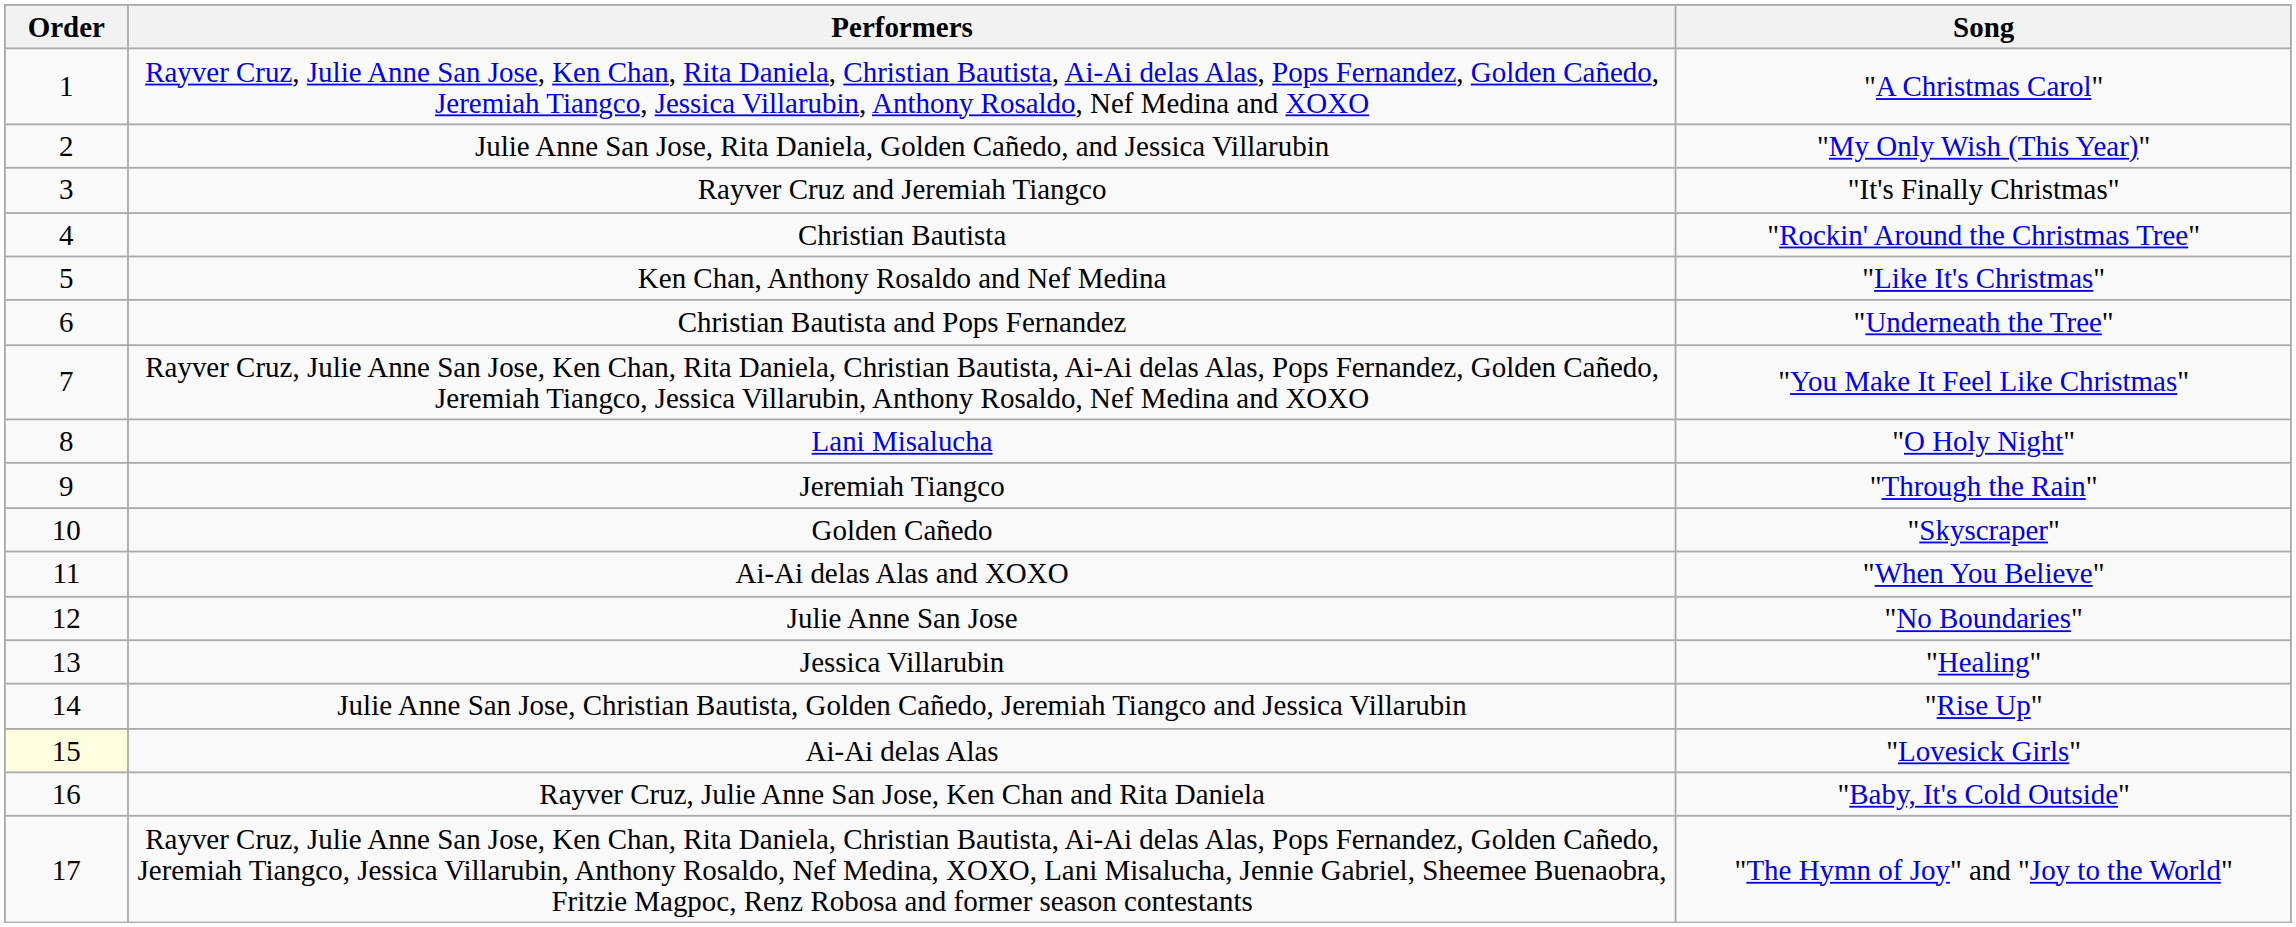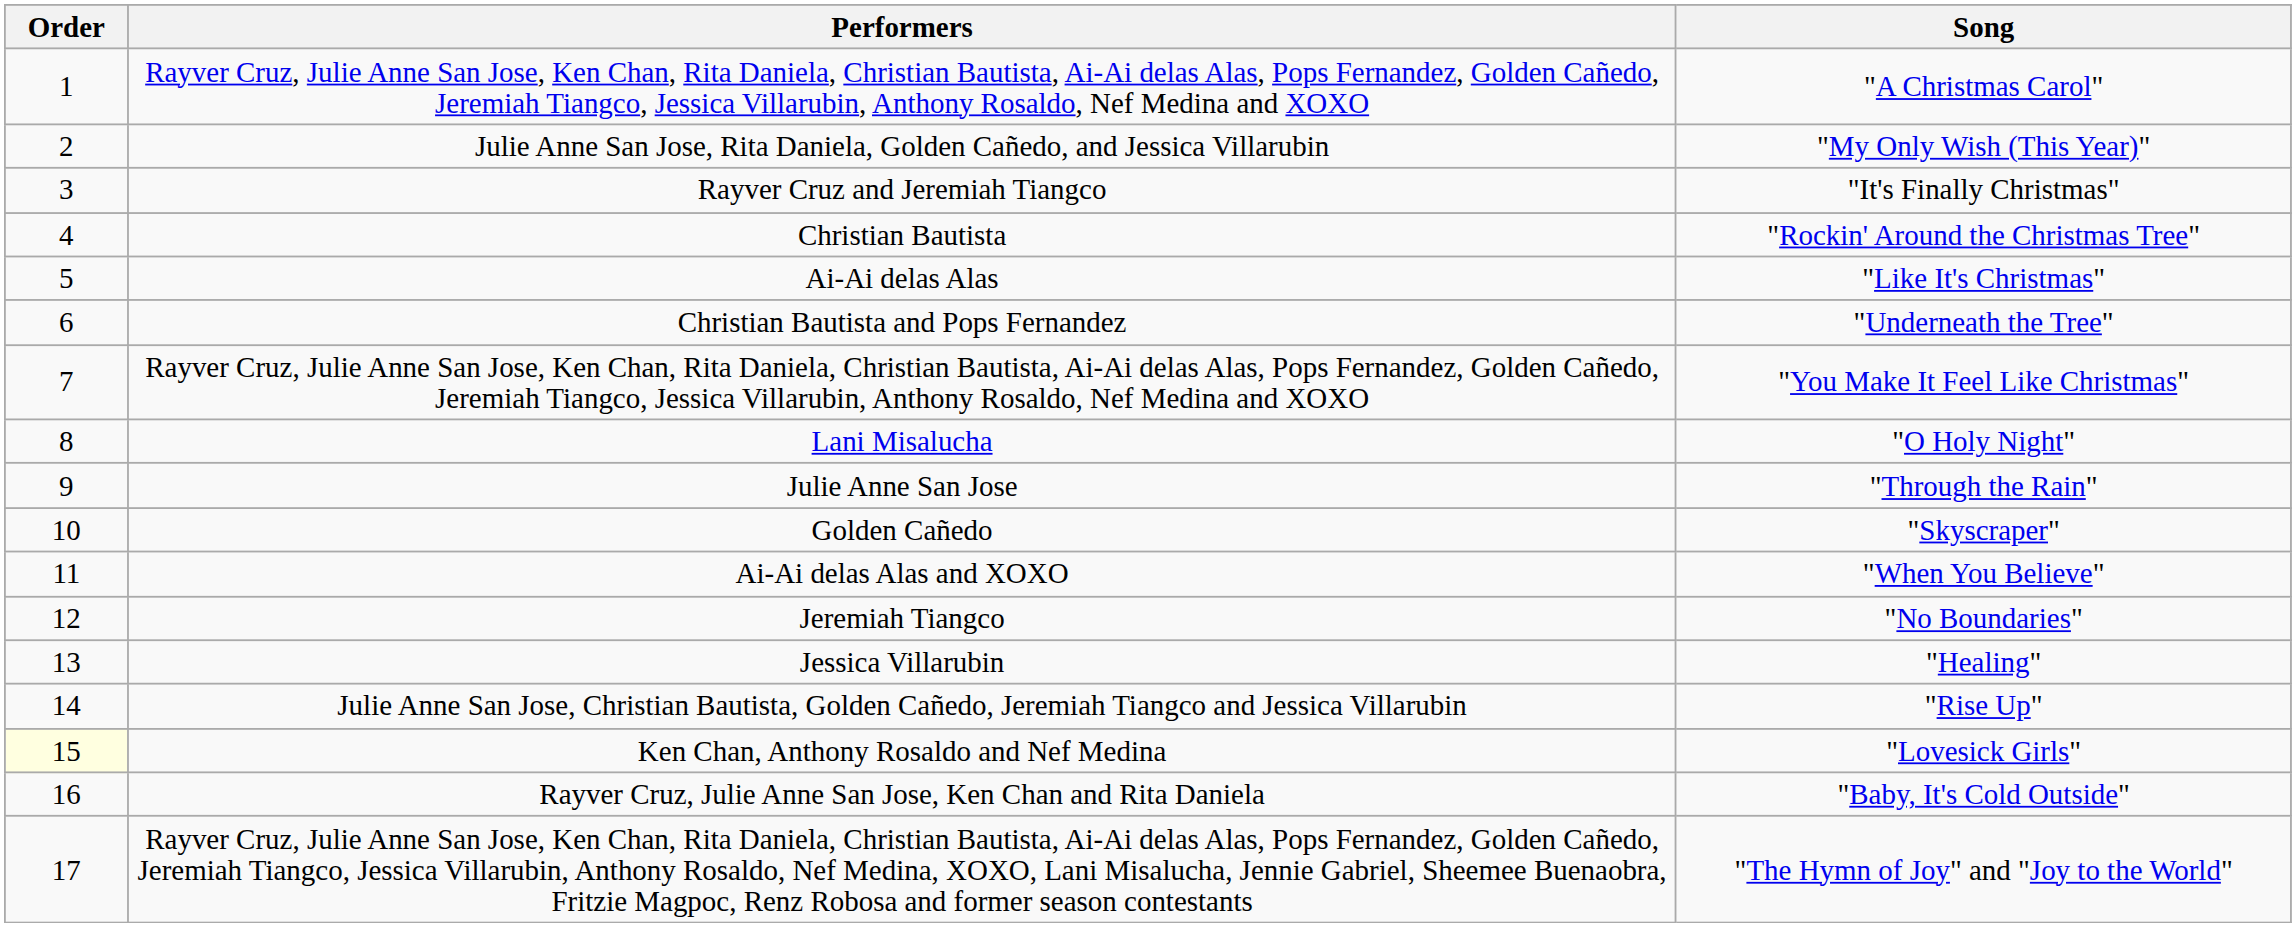(902, 278) Ken Chan, Anthony Rosaldo and Nef Medina -> (902, 278) Ai-Ai delas Alas
(902, 486) Jeremiah Tiangco -> (902, 486) Julie Anne San Jose
(902, 618) Julie Anne San Jose -> (902, 618) Jeremiah Tiangco
(902, 750) Ai-Ai delas Alas -> (902, 750) Ken Chan, Anthony Rosaldo and Nef Medina
